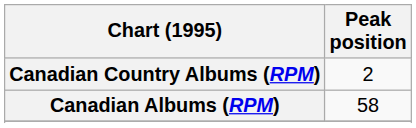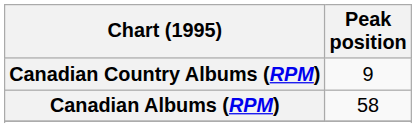(368, 74) 2 -> (368, 74) 9
